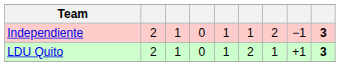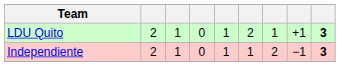rows swapped: (35, 52) <-> (45, 33)
